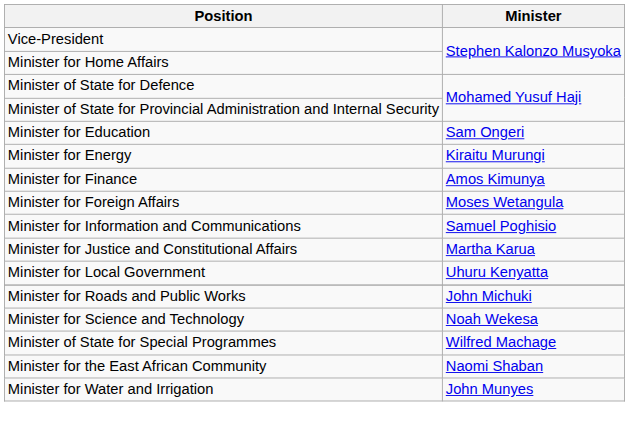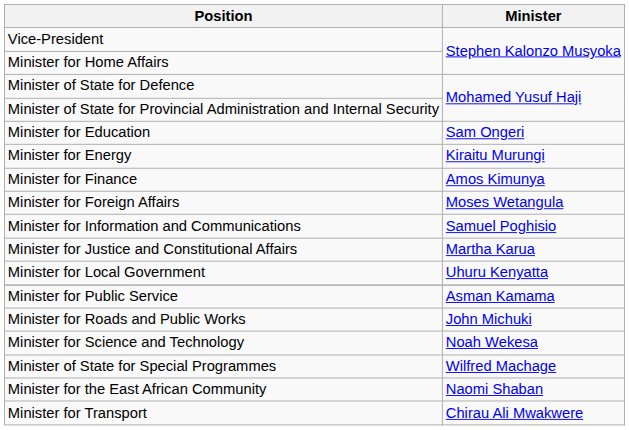+ row: (93, 296)
+ row: (77, 413)
- row: (111, 389)
